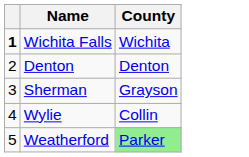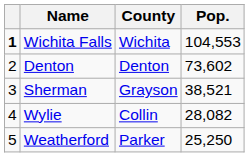+ column: (213, 16)
(142, 139) lightgreen background -> (142, 139) no background
